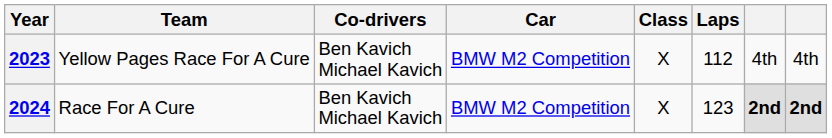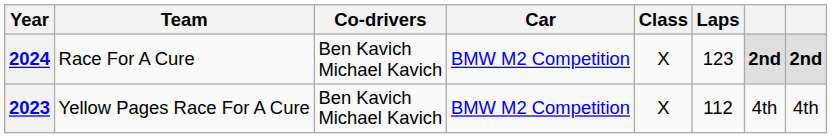rows swapped: (29, 59) <-> (29, 109)
